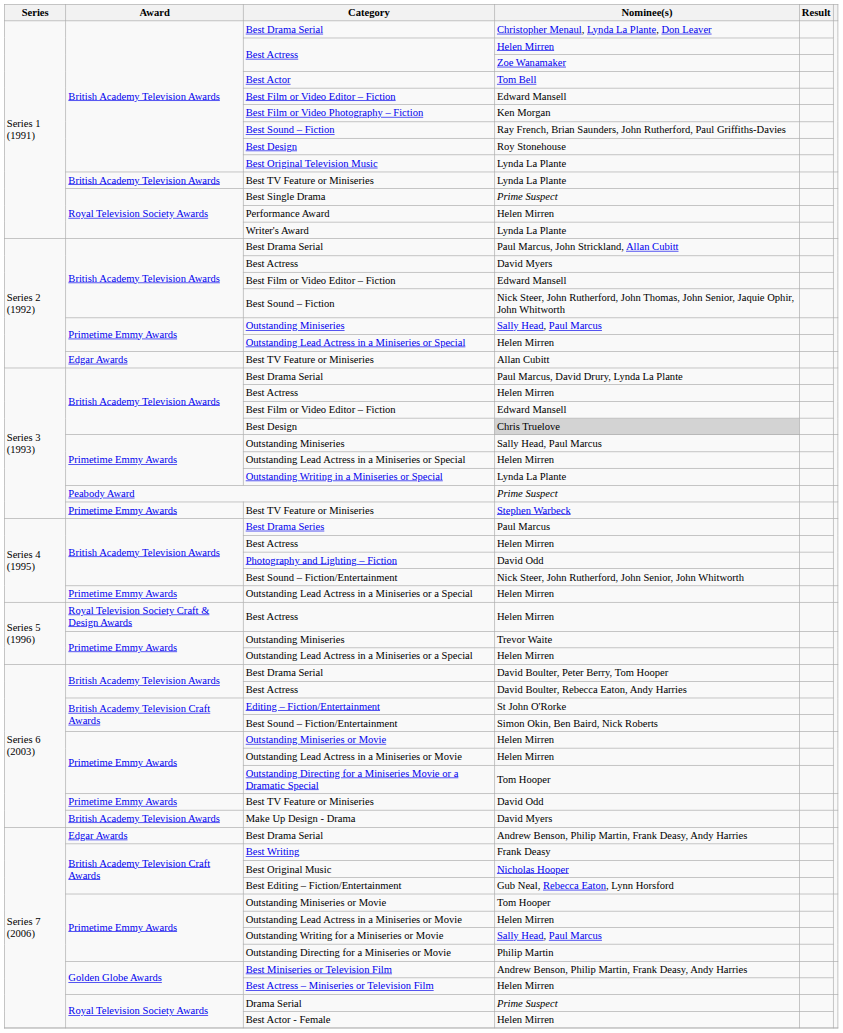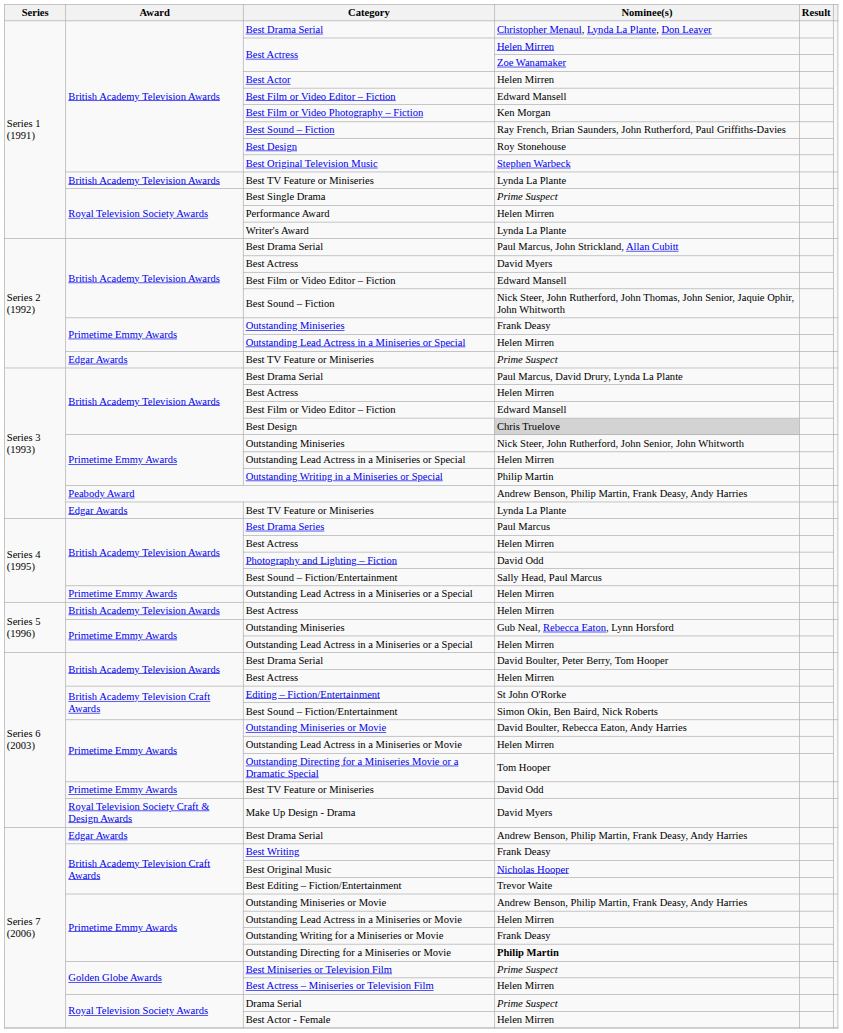(517, 79) Tom Bell -> (526, 79) Helen Mirren
(532, 163) Lynda La Plante -> (534, 163) Stephen Warbeck
(549, 326) Sally Head, Paul Marcus -> (524, 326) Frank Deasy
(523, 359) Allan Cubitt -> (527, 359) Prime Suspect
(549, 443) Sally Head, Paul Marcus -> (620, 443) Nick Steer, John Rutherford, John Senior, John Whitworth
(532, 476) Lynda La Plante -> (525, 476) Philip Martin
(527, 493) Prime Suspect -> (622, 493) Andrew Benson, Philip Martin, Frank Deasy, Andy Harries
(123, 510) Primetime Emmy Awards -> (98, 510) Edgar Awards
(534, 510) Stephen Warbeck -> (532, 510) Lynda La Plante
(620, 577) Nick Steer, John Rutherford, John Senior, John Whitworth -> (549, 577) Sally Head, Paul Marcus
(139, 616) Royal Television Society Craft & Design Awards -> (144, 610) British Academy Television Awards
(525, 639) Trevor Waite -> (585, 627) Gub Neal, Rebecca Eaton, Lynn Horsford
(592, 689) David Boulter, Rebecca Eaton, Andy Harries -> (526, 677) Helen Mirren
(526, 740) Helen Mirren -> (592, 728) David Boulter, Rebecca Eaton, Andy Harries
(144, 818) British Academy Television Awards -> (139, 812) Royal Television Society Craft & Design Awards
(585, 885) Gub Neal, Rebecca Eaton, Lynn Horsford -> (525, 885) Trevor Waite
(524, 902) Tom Hooper -> (622, 902) Andrew Benson, Philip Martin, Frank Deasy, Andy Harries
(549, 936) Sally Head, Paul Marcus -> (524, 936) Frank Deasy
(525, 952) normal -> (528, 952) bold
(622, 969) Andrew Benson, Philip Martin, Frank Deasy, Andy Harries -> (527, 969) Prime Suspect
